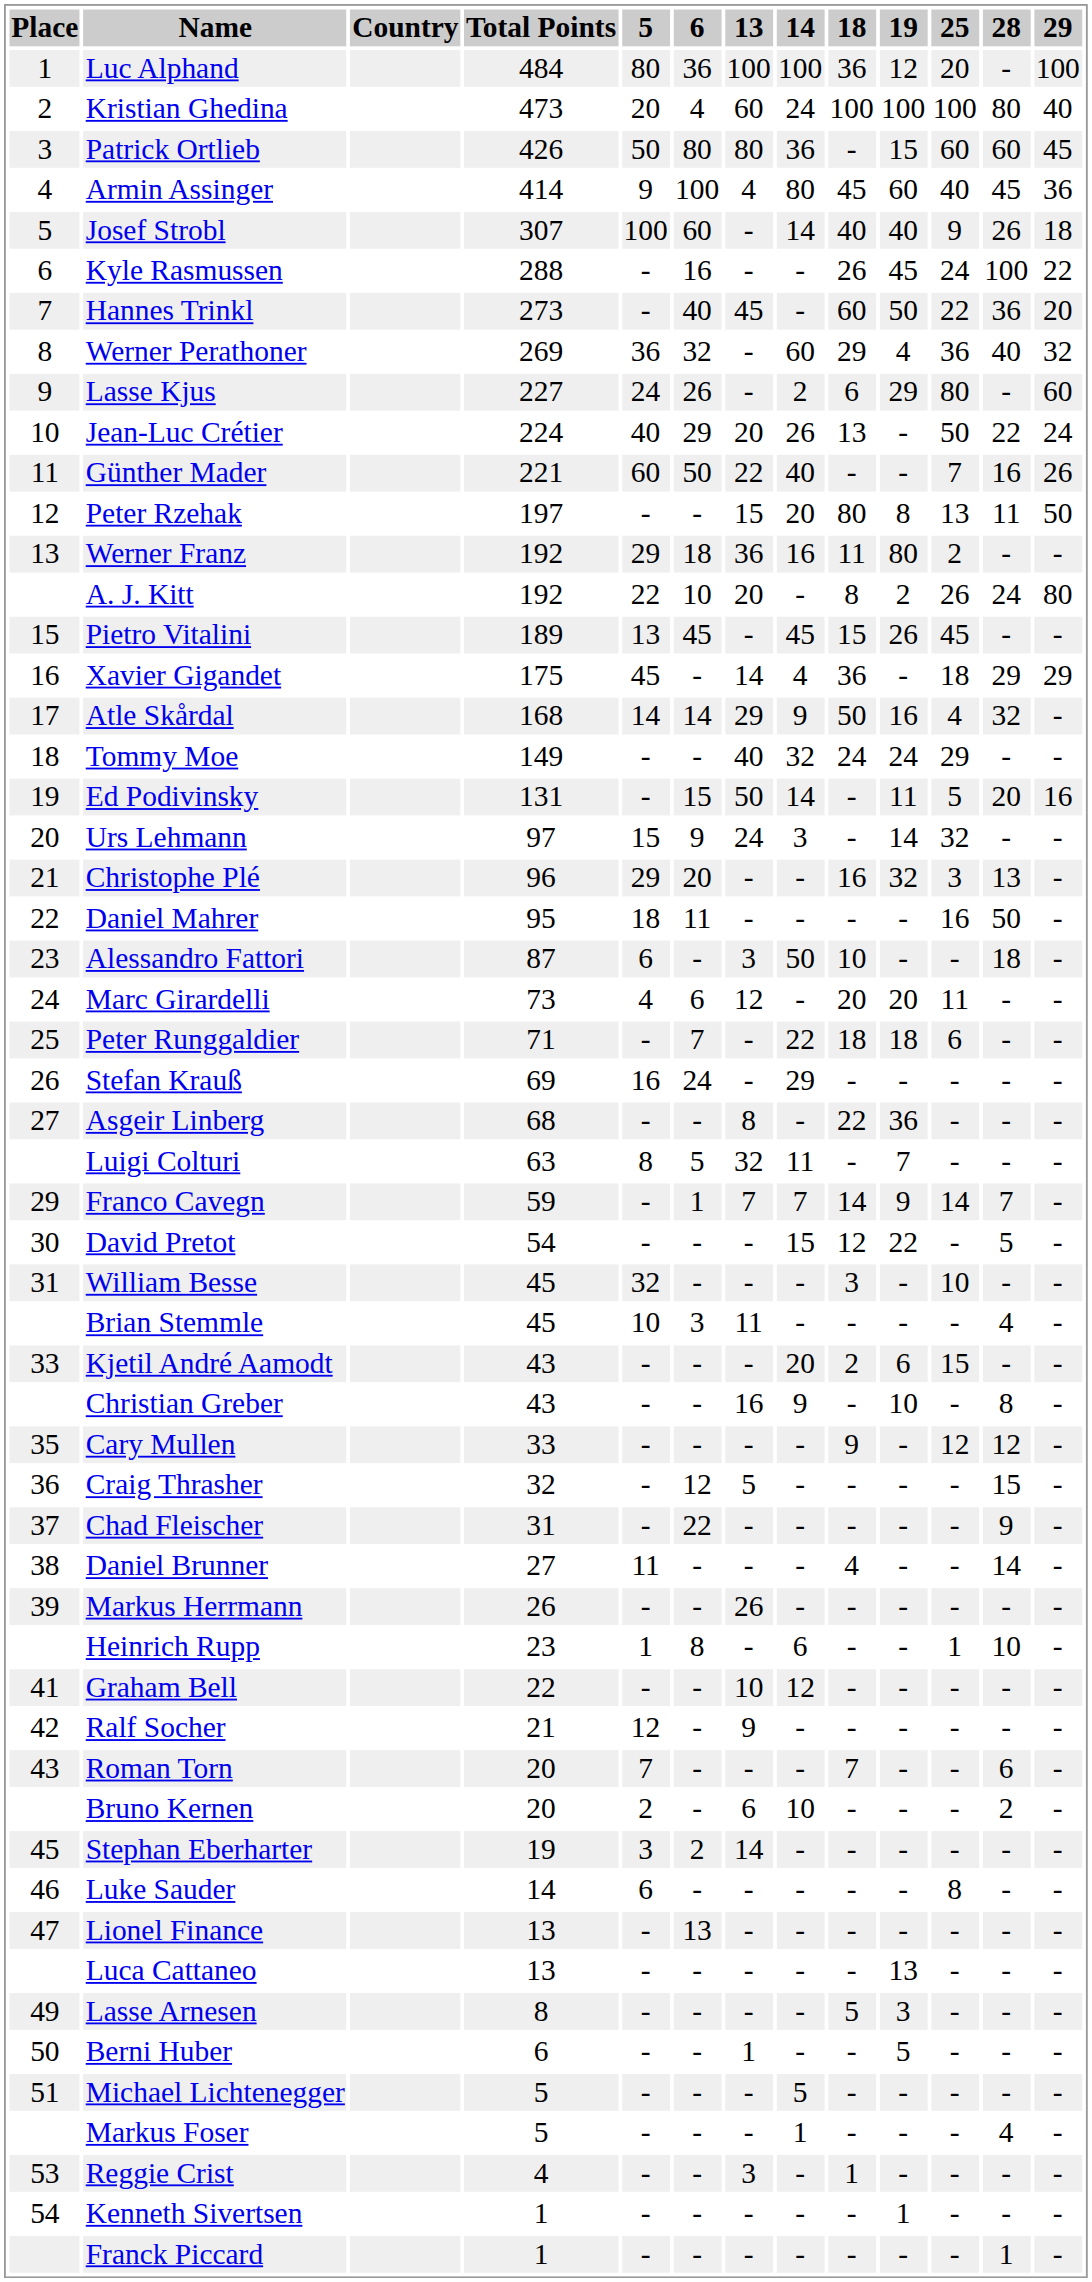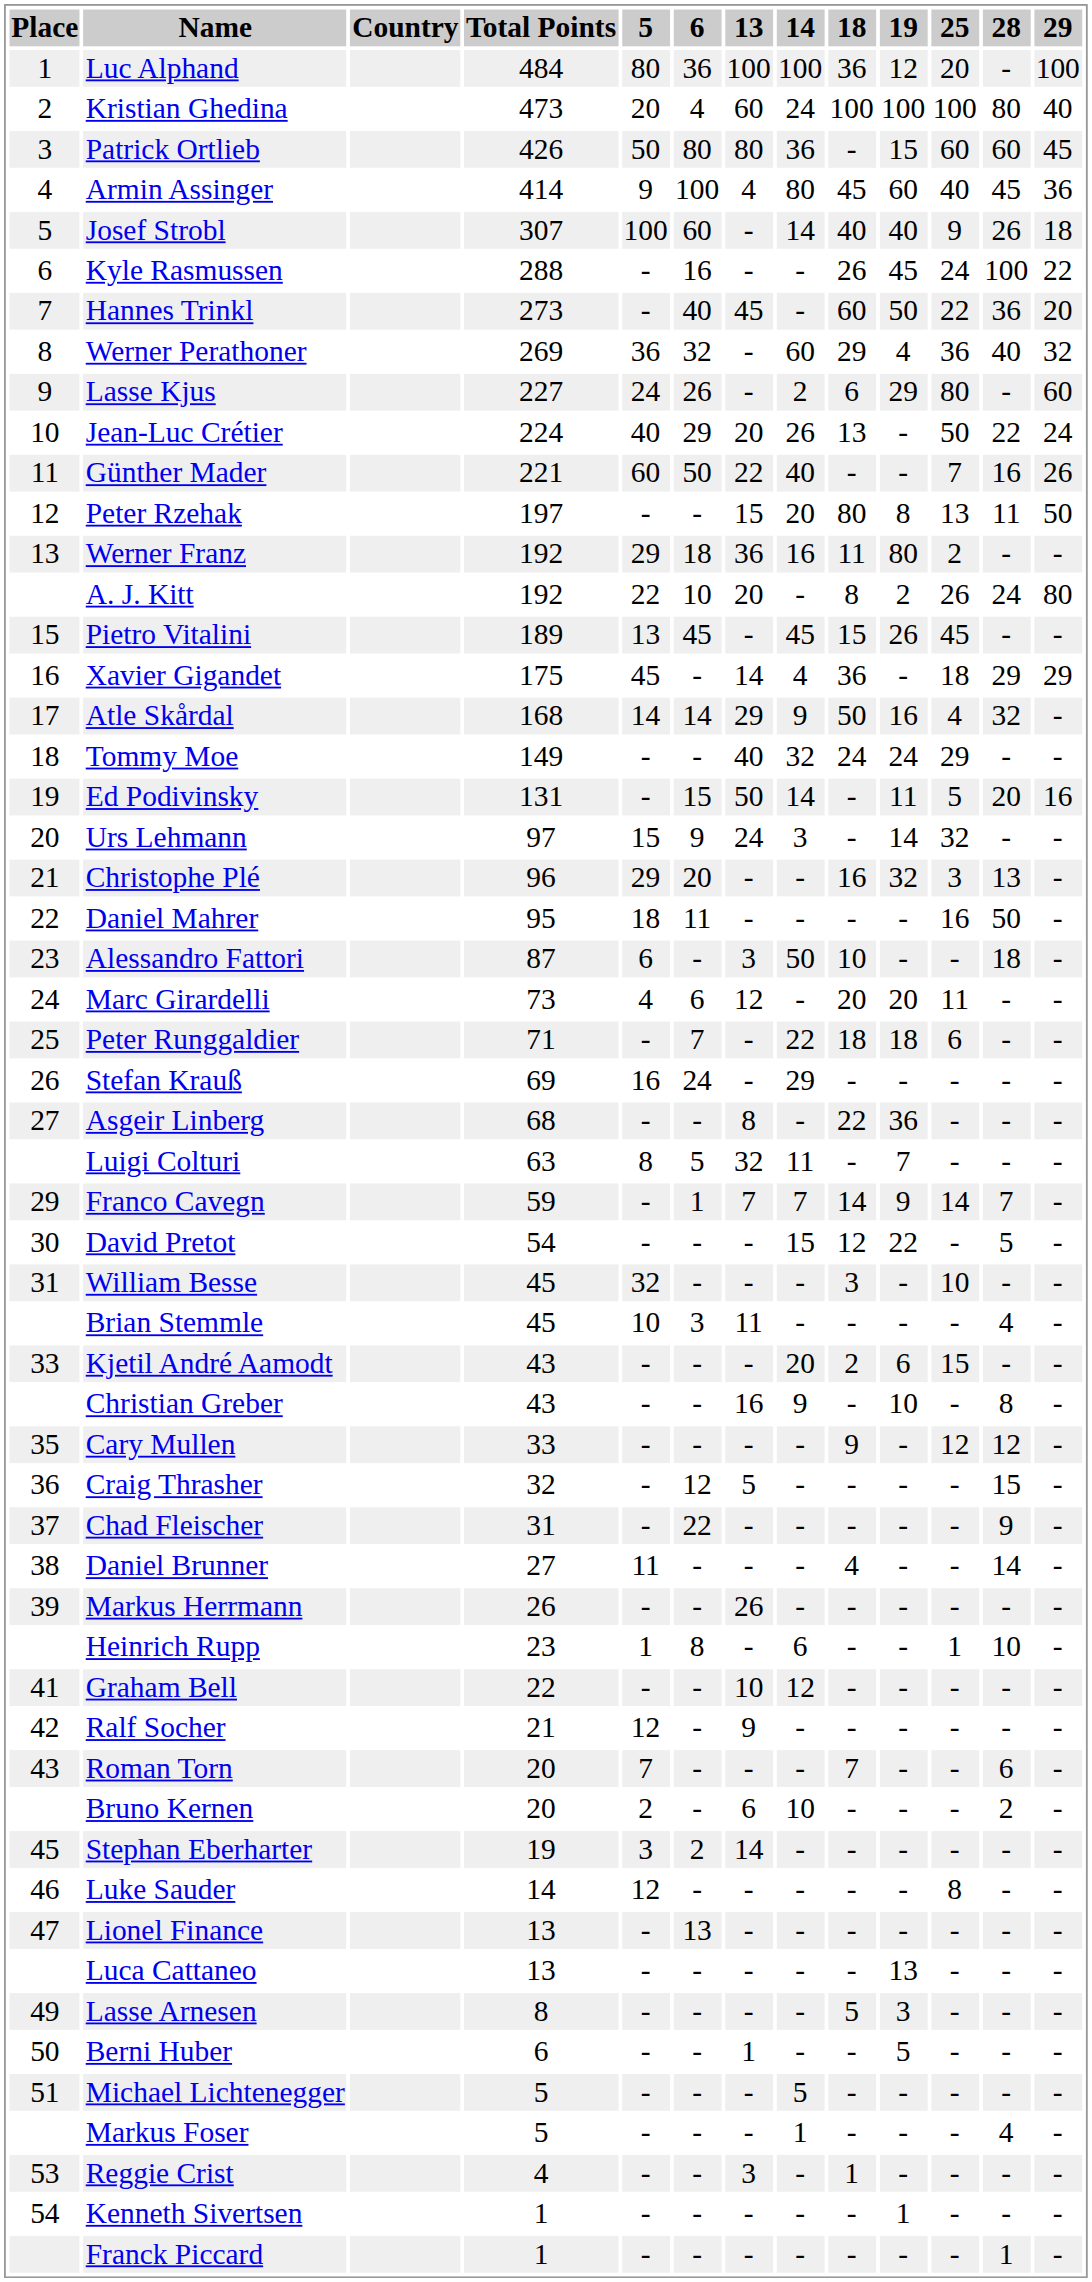(646, 1889) 6 -> (646, 1889) 12
